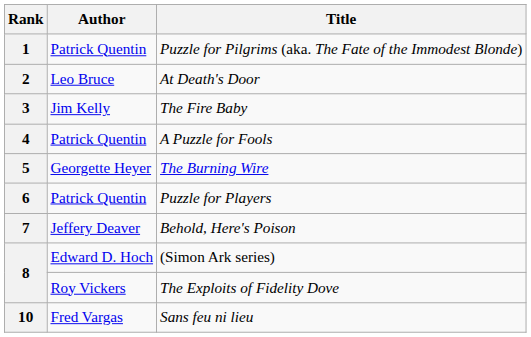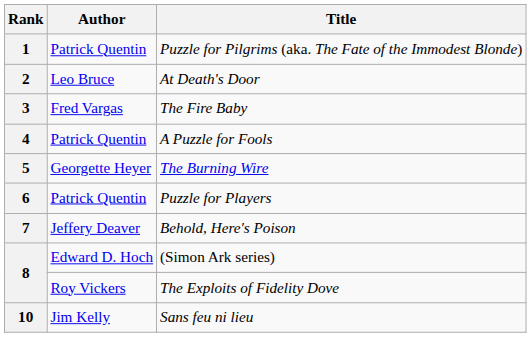(80, 108) Jim Kelly -> (87, 108) Fred Vargas
(87, 317) Fred Vargas -> (80, 317) Jim Kelly
